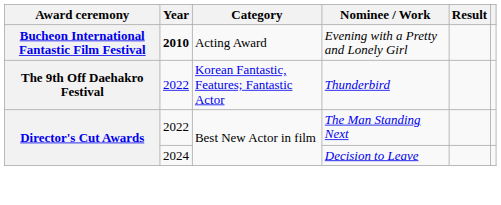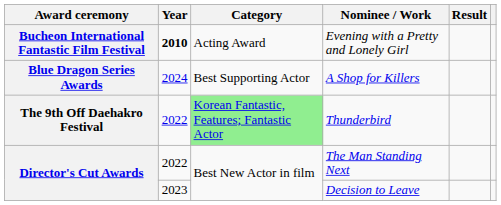+ row: (373, 77)
(244, 85) no background -> (242, 120) lightgreen background
(176, 155) 2024 -> (175, 190) 2023
